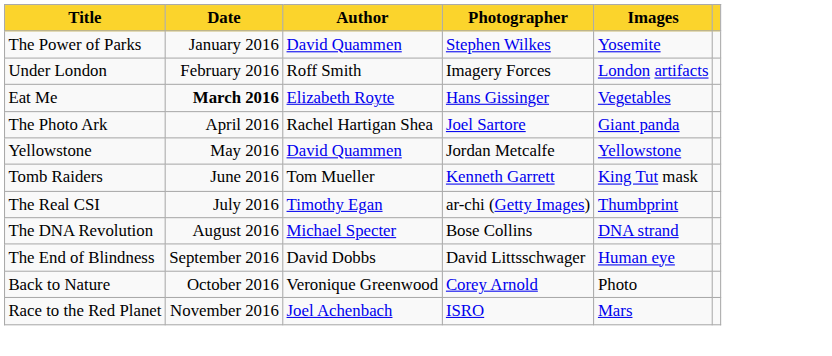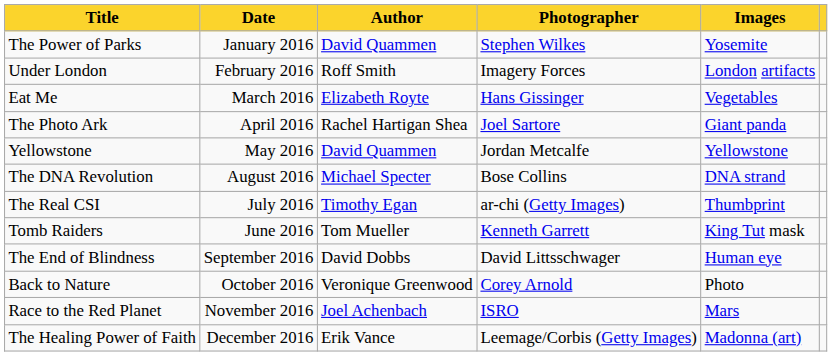(236, 97) bold -> (273, 97) normal
rows swapped: (56, 177) <-> (81, 230)
+ row: (102, 337)
